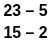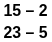rows swapped: (25, 32) <-> (25, 10)
